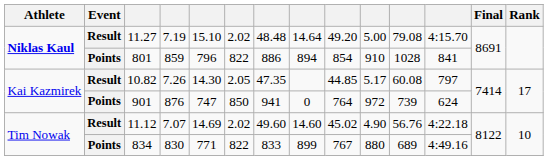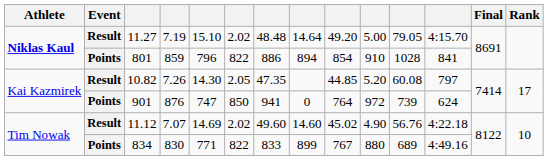(407, 37) 79.08 -> (407, 37) 79.05
(375, 80) 5.17 -> (375, 80) 5.20
